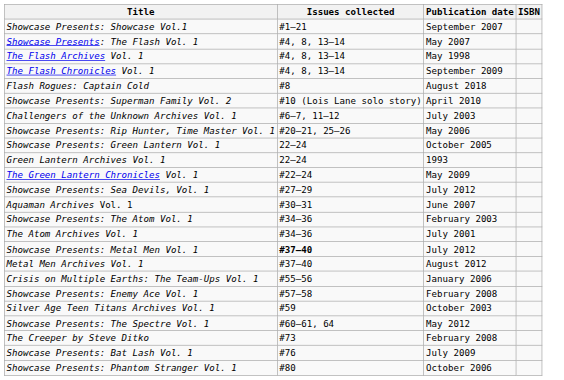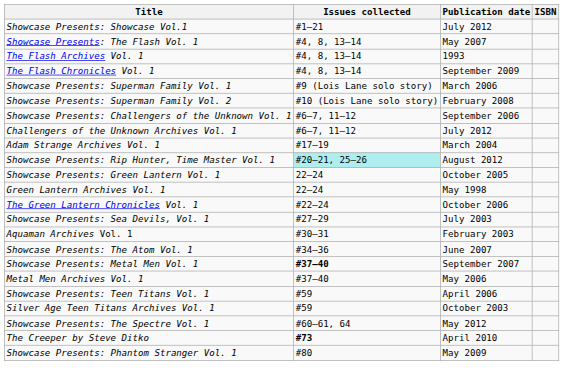(464, 27) September 2007 -> (467, 27) July 2012
(448, 56) May 1998 -> (453, 56) 1993
- row: (78, 86)
+ row: (119, 86)
(453, 101) April 2010 -> (478, 101) February 2008
+ row: (149, 116)
(451, 116) July 2003 -> (467, 130) July 2012
+ row: (83, 145)
(315, 130) no background -> (331, 160) paleturquoise background
(448, 130) May 2006 -> (473, 160) August 2012
(437, 160) 1993 -> (464, 190) May 1998
(448, 175) May 2009 -> (475, 205) October 2006
(451, 190) July 2012 -> (467, 219) July 2003
(451, 205) June 2007 -> (478, 234) February 2003
(462, 219) February 2003 -> (467, 249) June 2007
- row: (72, 234)
(451, 249) July 2012 -> (481, 264) September 2007
(456, 264) August 2012 -> (464, 279) May 2006
- row: (133, 279)
- row: (102, 294)
+ row: (108, 294)
(288, 338) normal -> (304, 338) bold
(462, 338) February 2008 -> (470, 338) April 2010
- row: (100, 353)
(459, 368) October 2006 -> (464, 353) May 2009
